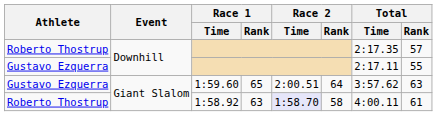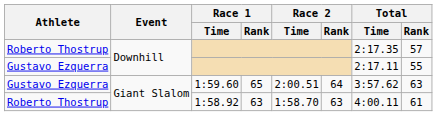(297, 101) lavender background -> (297, 101) no background
(336, 101) 58 -> (336, 101) 63
